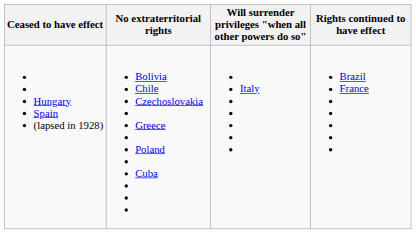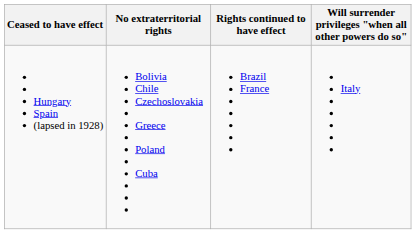columns swapped: (261, 25) <-> (361, 25)
